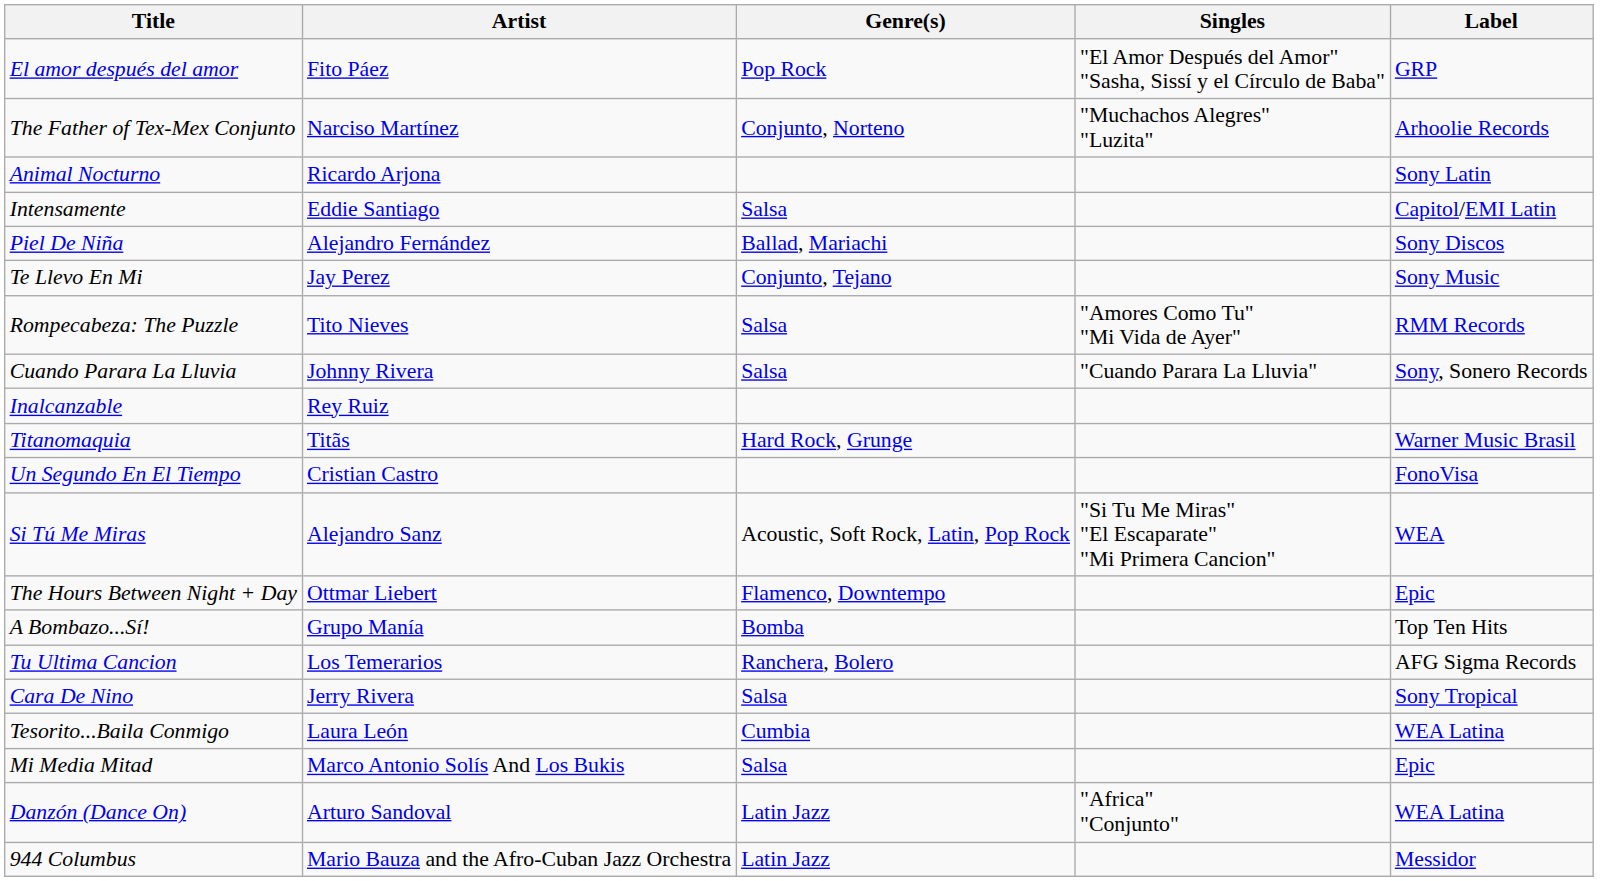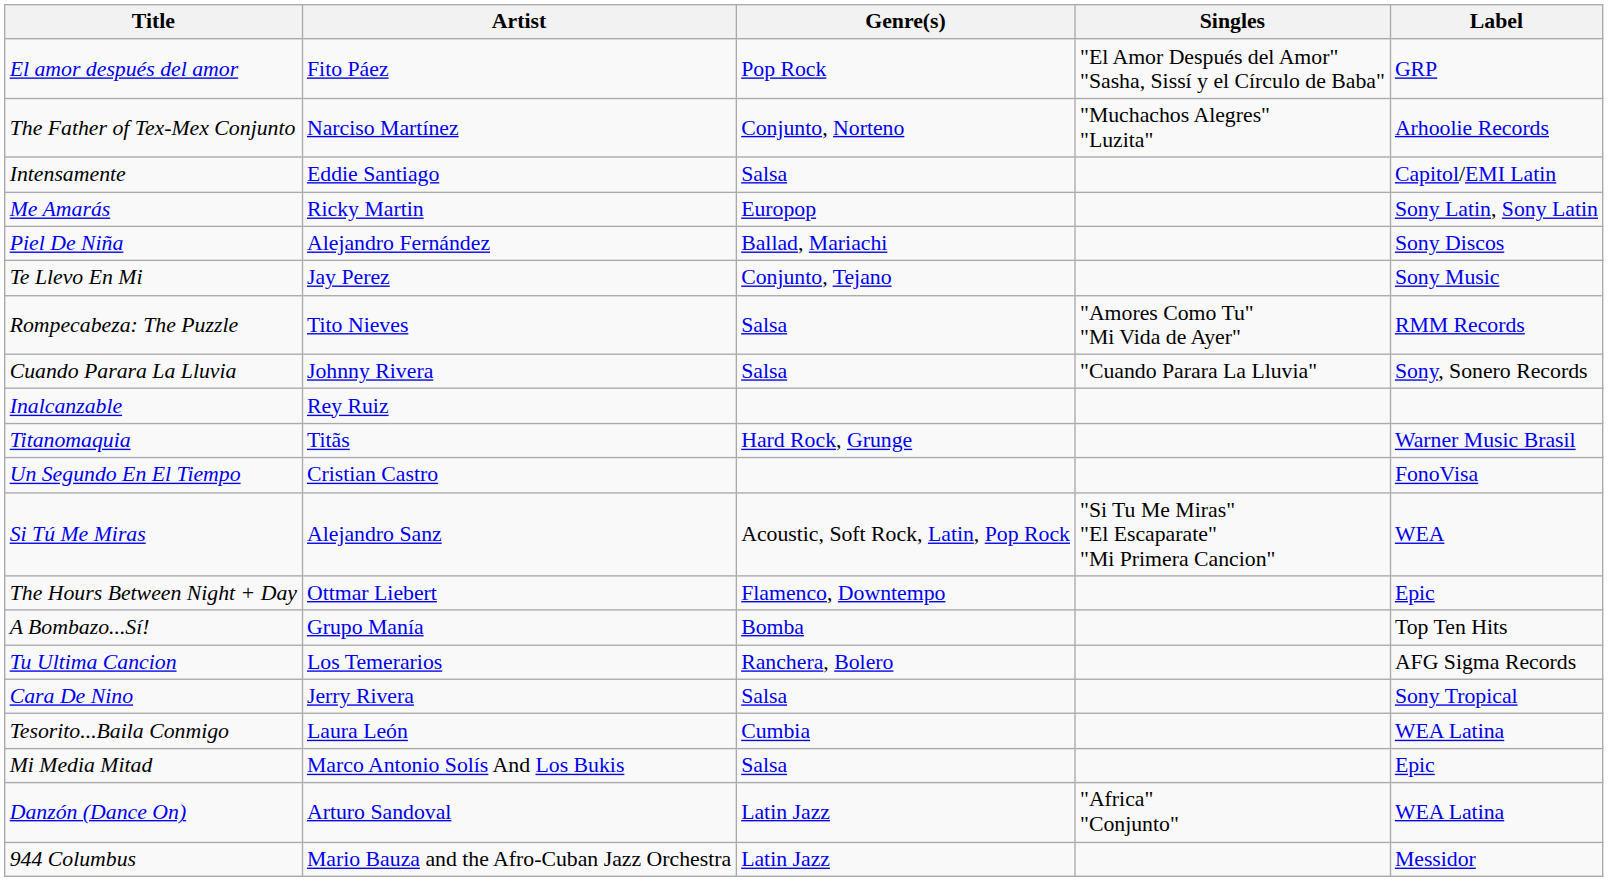- row: (85, 174)
+ row: (60, 208)
